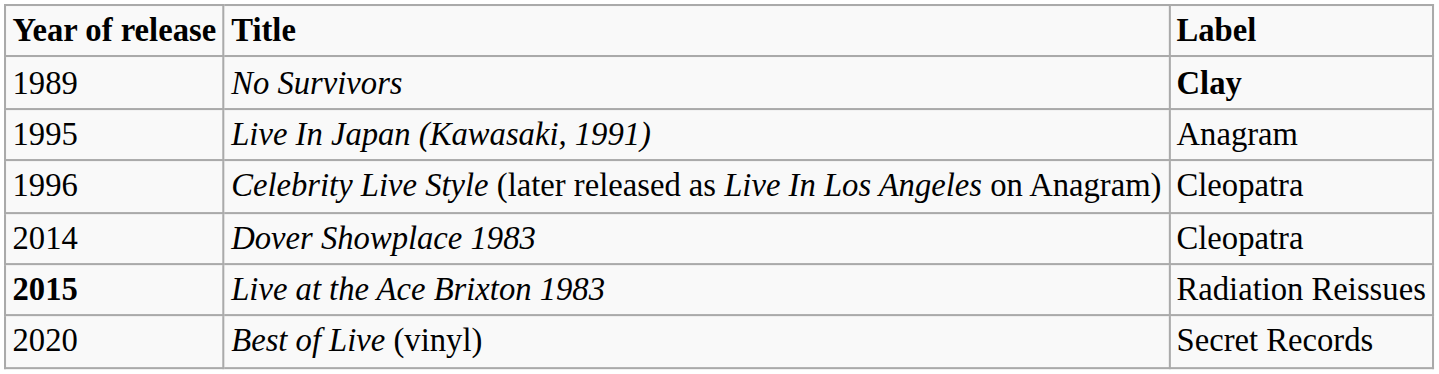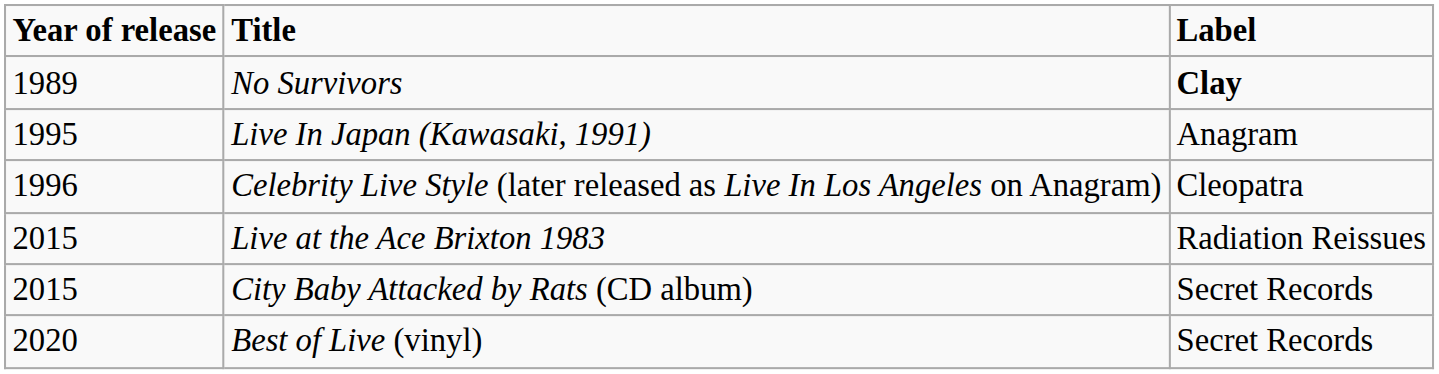- row: (384, 237)
(45, 289) bold -> (45, 237) normal
+ row: (492, 289)
